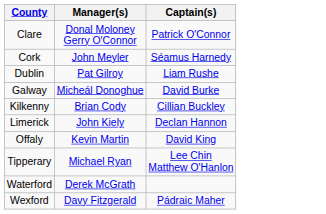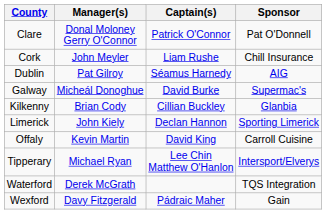+ column: (279, 12)
(191, 57) Séamus Harnedy -> (191, 57) Liam Rushe
(191, 73) Liam Rushe -> (191, 73) Séamus Harnedy
